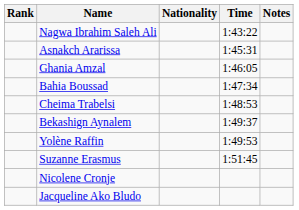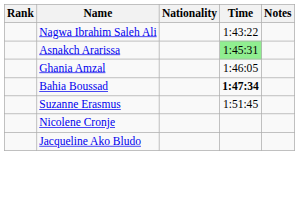(240, 50) no background -> (241, 50) lightgreen background
(240, 86) normal -> (241, 86) bold
- row: (77, 104)
- row: (85, 123)
- row: (71, 141)
